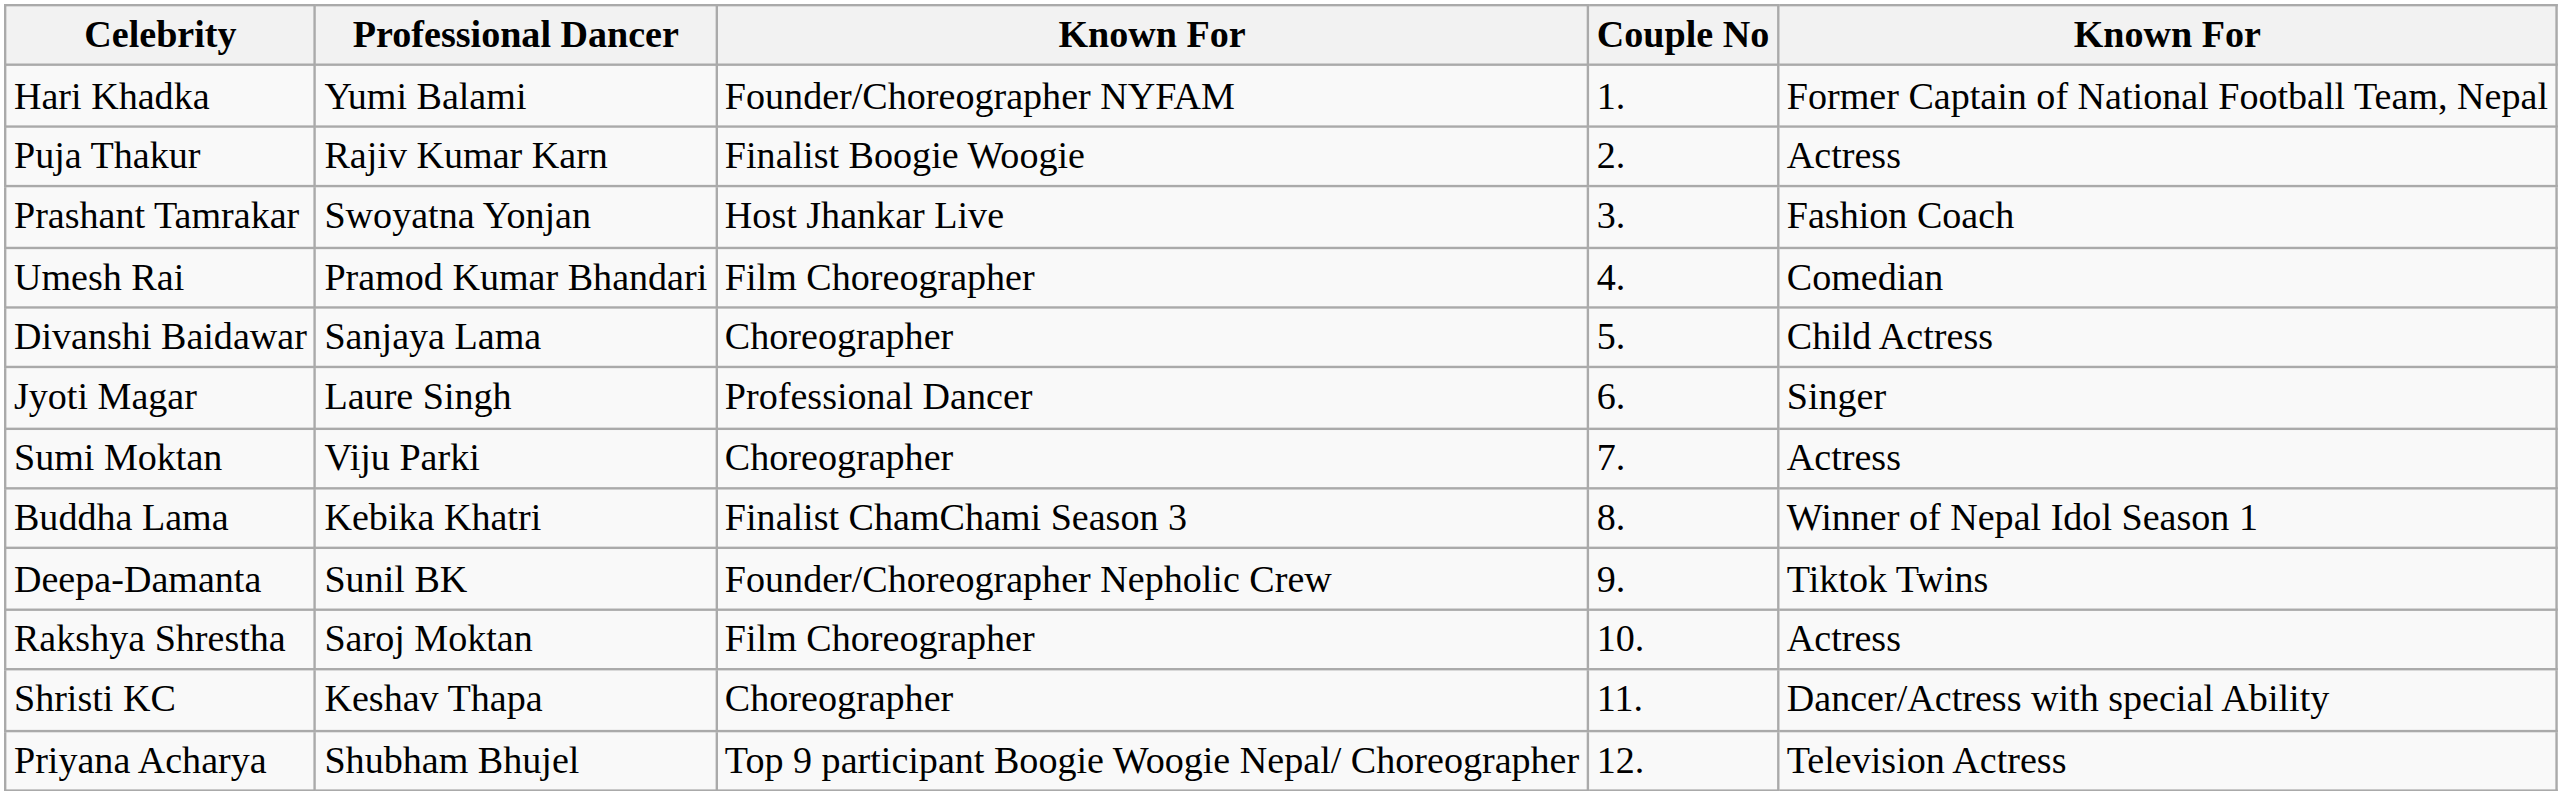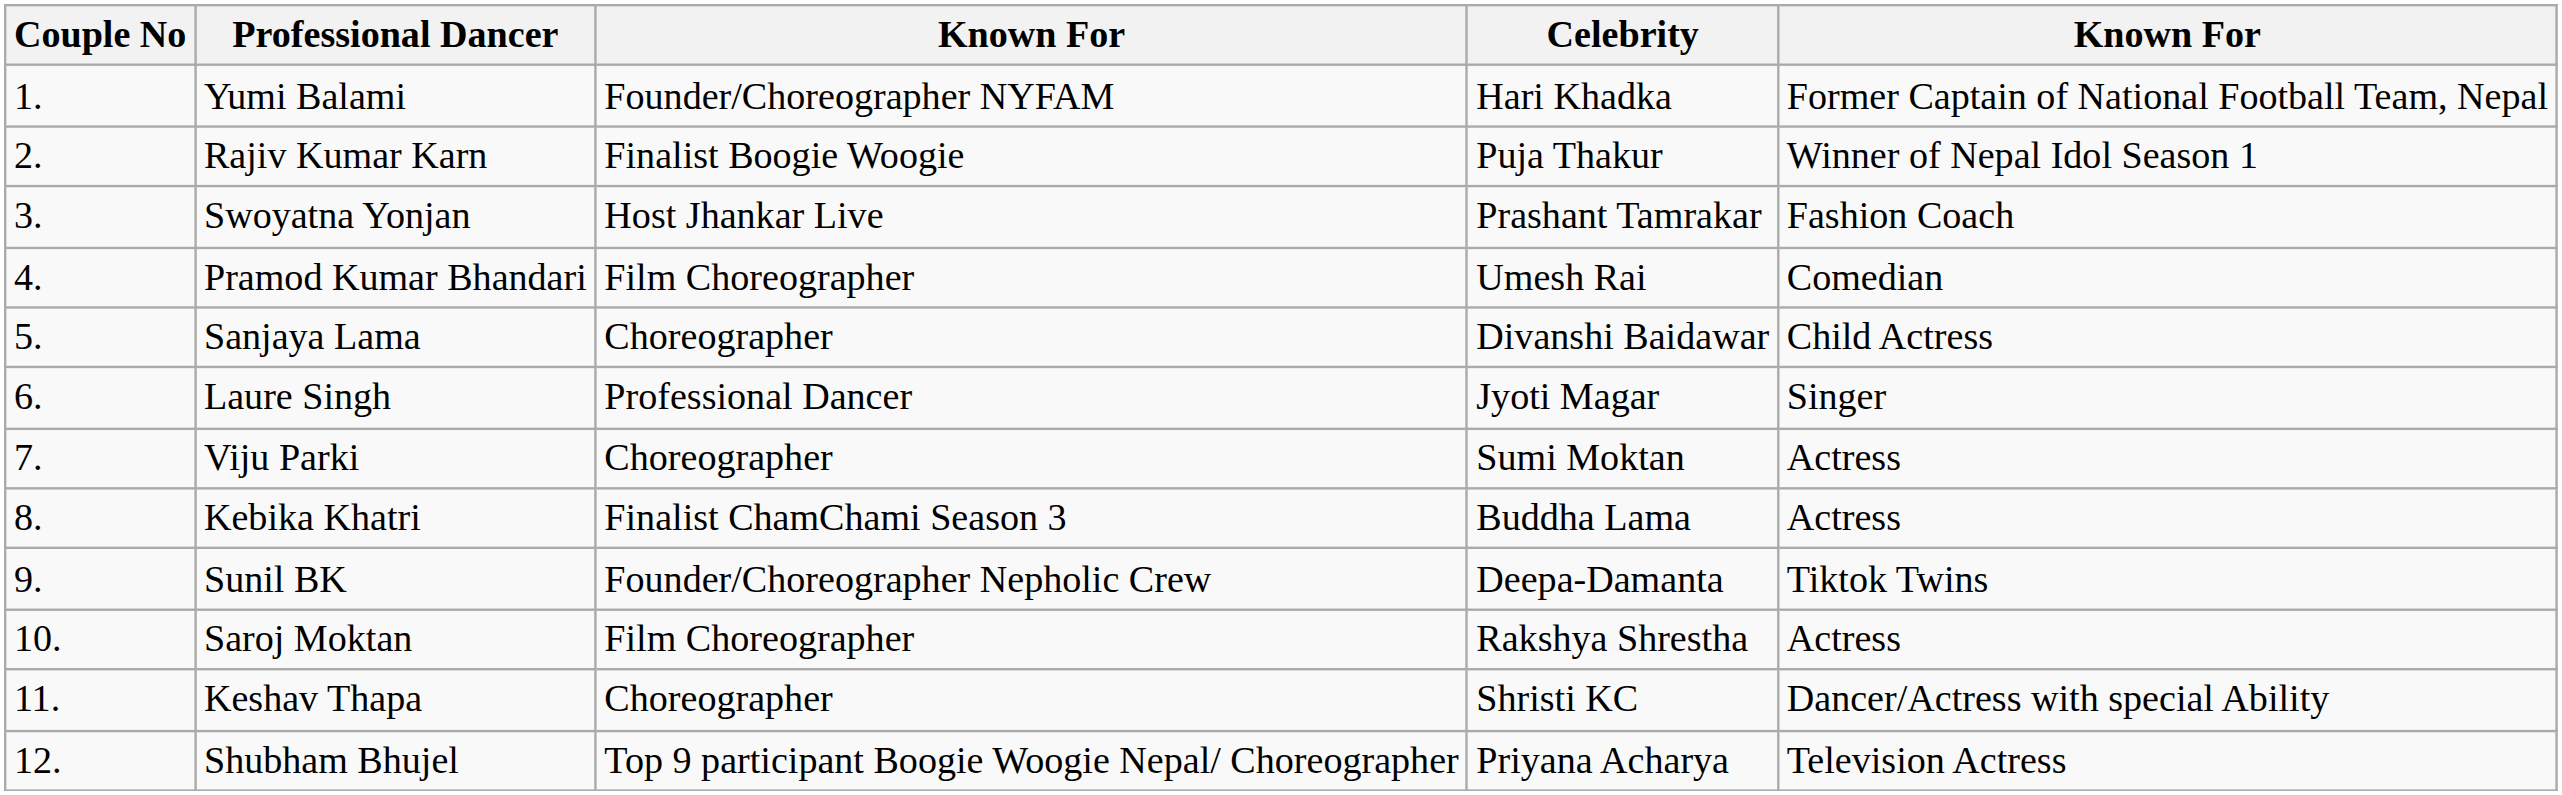columns swapped: (1683, 34) <-> (160, 34)
(1844, 155) Actress -> (2022, 155) Winner of Nepal Idol Season 1
(2022, 517) Winner of Nepal Idol Season 1 -> (1844, 517) Actress
